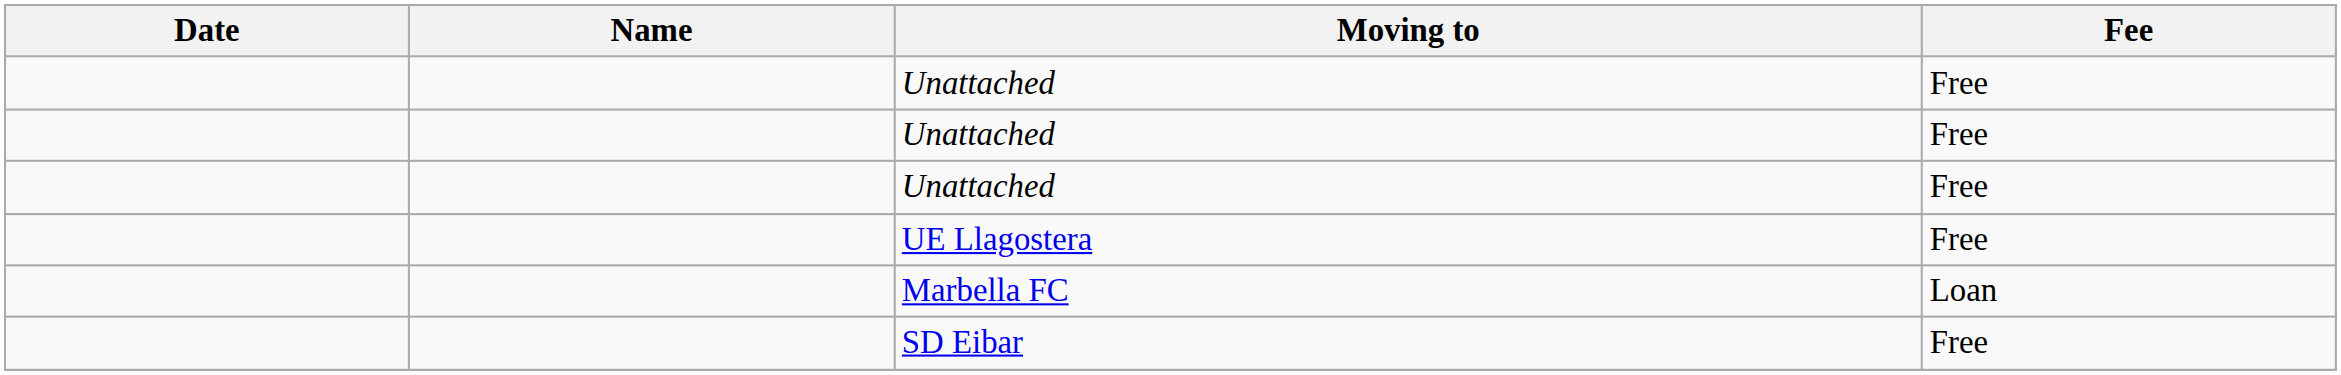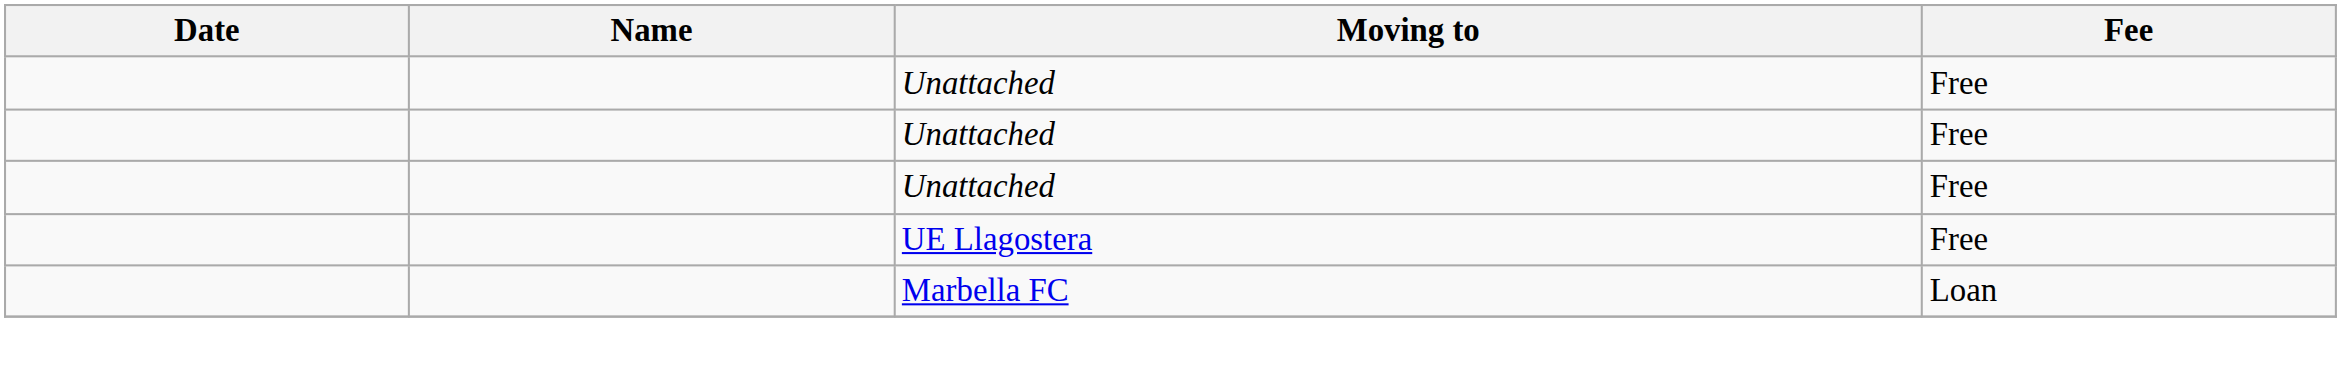- row: (962, 342)
